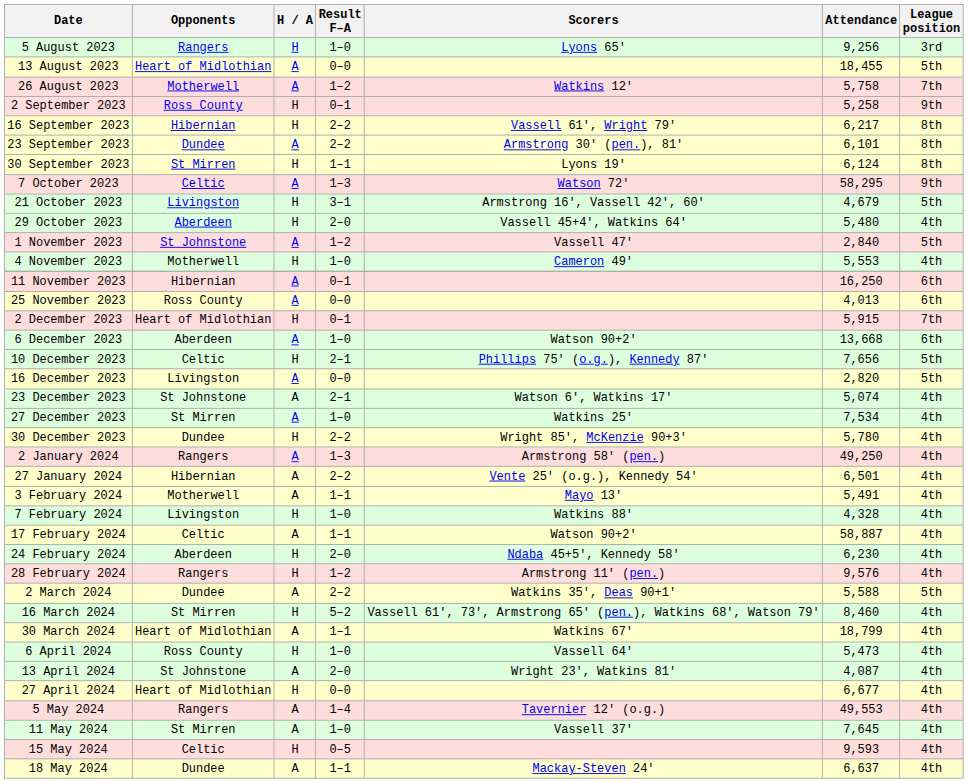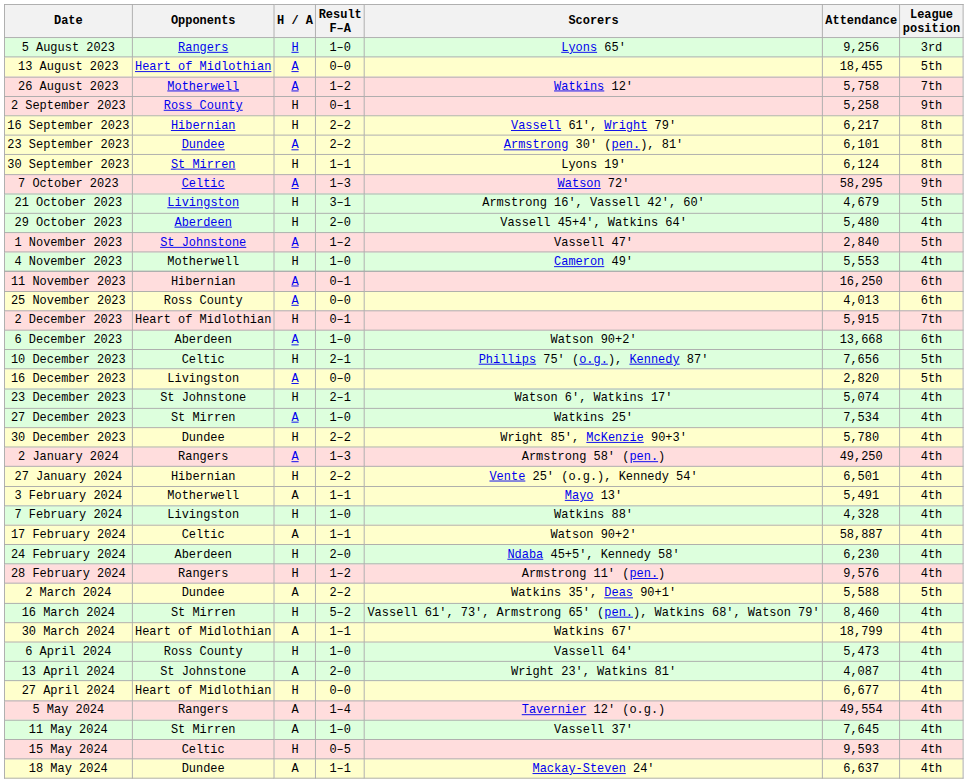(295, 398) A -> (295, 398) H
(295, 476) A -> (295, 476) H
(861, 710) 49,553 -> (861, 710) 49,554
